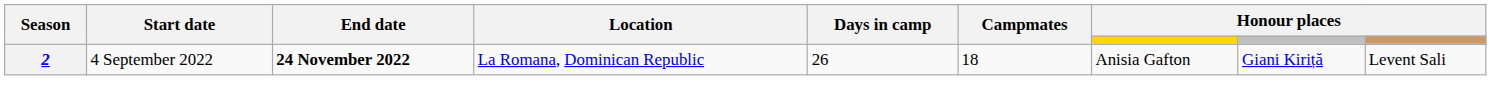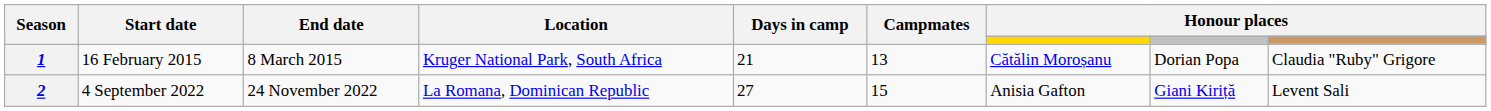+ row: (41, 60)
(343, 60) bold -> (313, 91) normal
(820, 60) 26 -> (745, 91) 27
(970, 60) 18 -> (879, 91) 15
